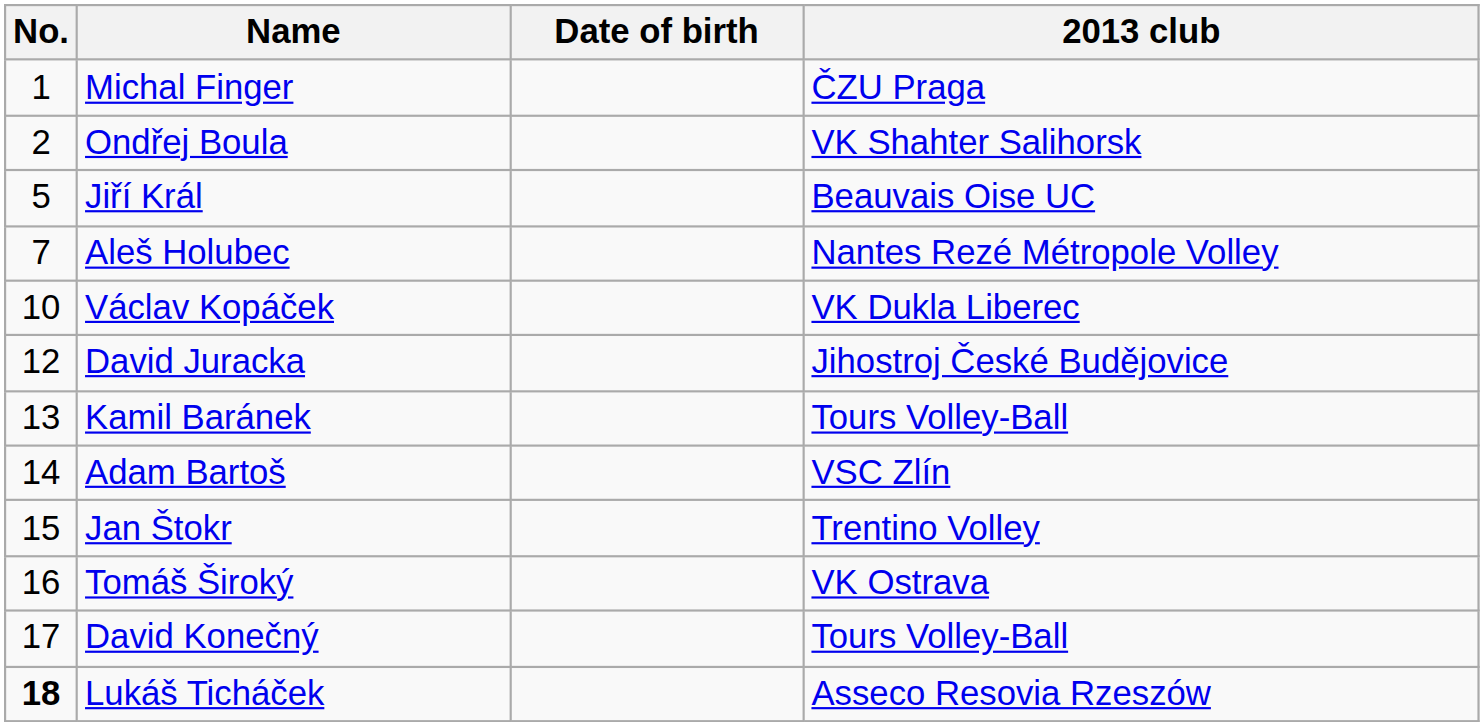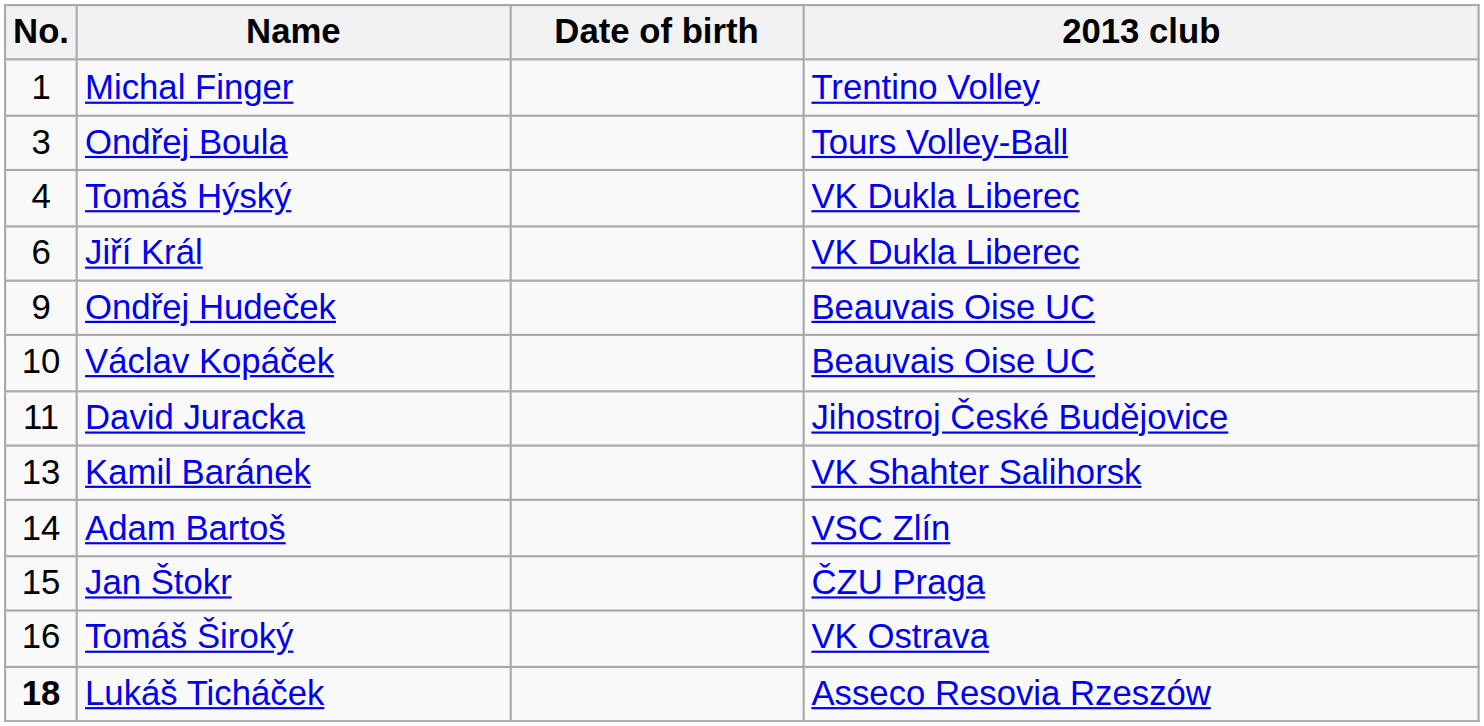(898, 87) ČZU Praga -> (926, 87) Trentino Volley
(41, 142) 2 -> (41, 142) 3
(976, 142) VK Shahter Salihorsk -> (940, 142) Tours Volley-Ball
+ row: (188, 197)
(41, 197) 5 -> (41, 252) 6
(953, 197) Beauvais Oise UC -> (946, 252) VK Dukla Liberec
- row: (187, 252)
+ row: (210, 307)
(946, 307) VK Dukla Liberec -> (953, 362) Beauvais Oise UC
(41, 362) 12 -> (41, 417) 11
(940, 417) Tours Volley-Ball -> (976, 472) VK Shahter Salihorsk
(926, 527) Trentino Volley -> (898, 582) ČZU Praga
- row: (202, 637)
